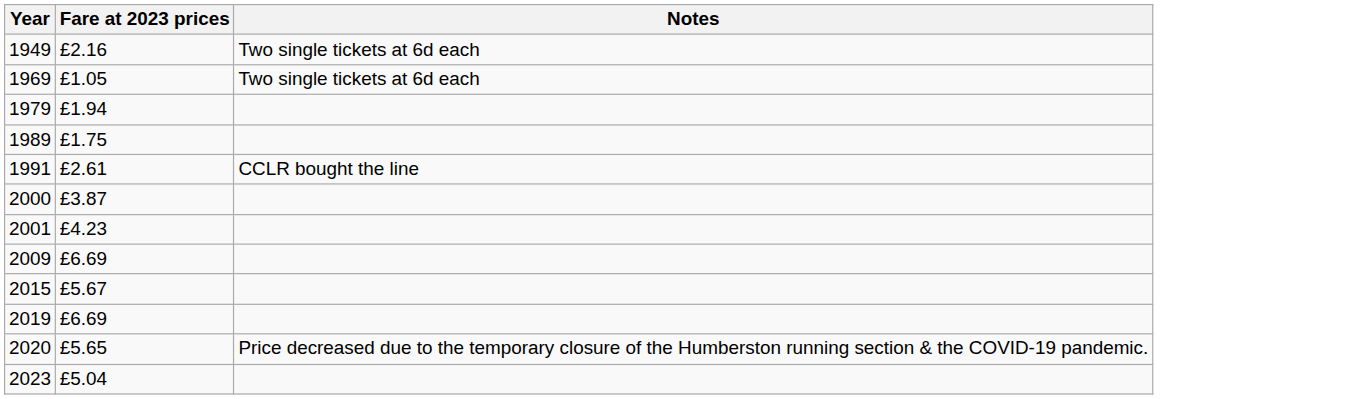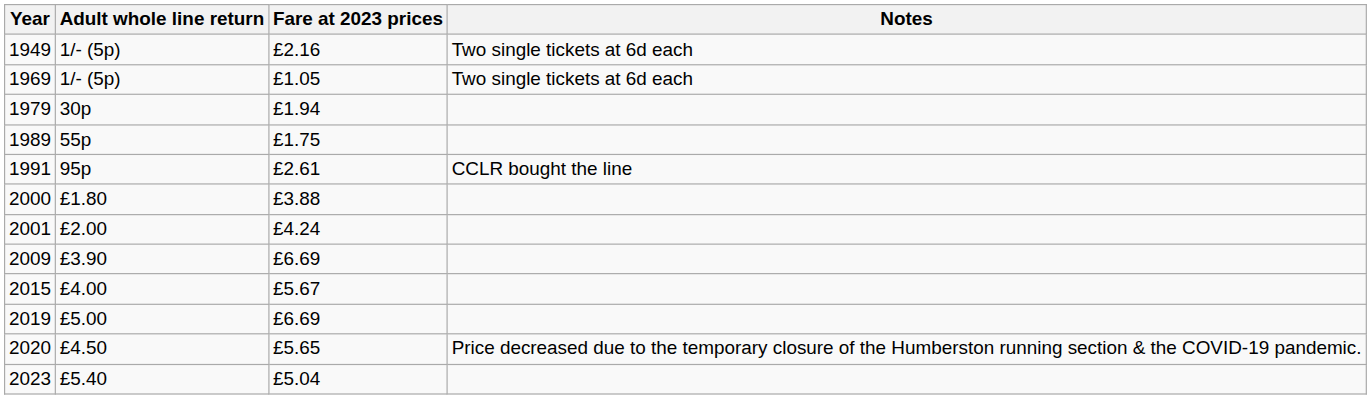+ column: (162, 19)
(83, 199) £3.87 -> (297, 199) £3.88
(83, 229) £4.23 -> (297, 229) £4.24
